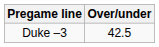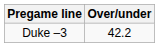(119, 33) 42.5 -> (119, 33) 42.2
